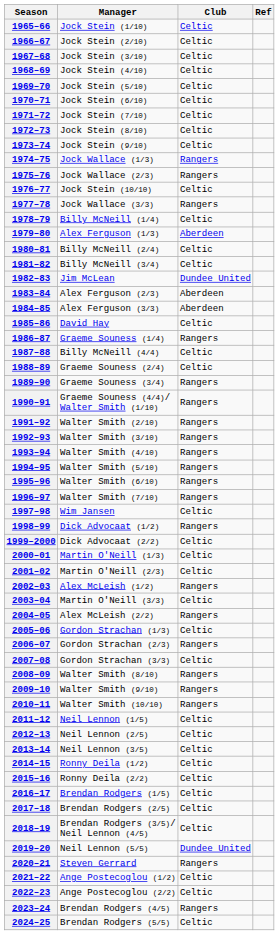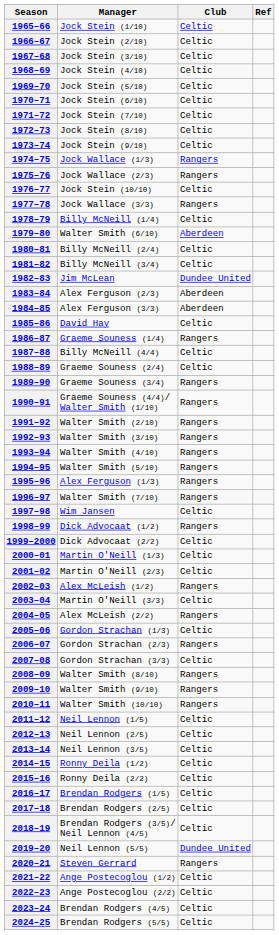(110, 234) Alex Ferguson (1/3) -> (109, 234) Walter Smith (6/10)
(109, 482) Walter Smith (6/10) -> (110, 482) Alex Ferguson (1/3)
(199, 908) Rangers -> (196, 908) Celtic
